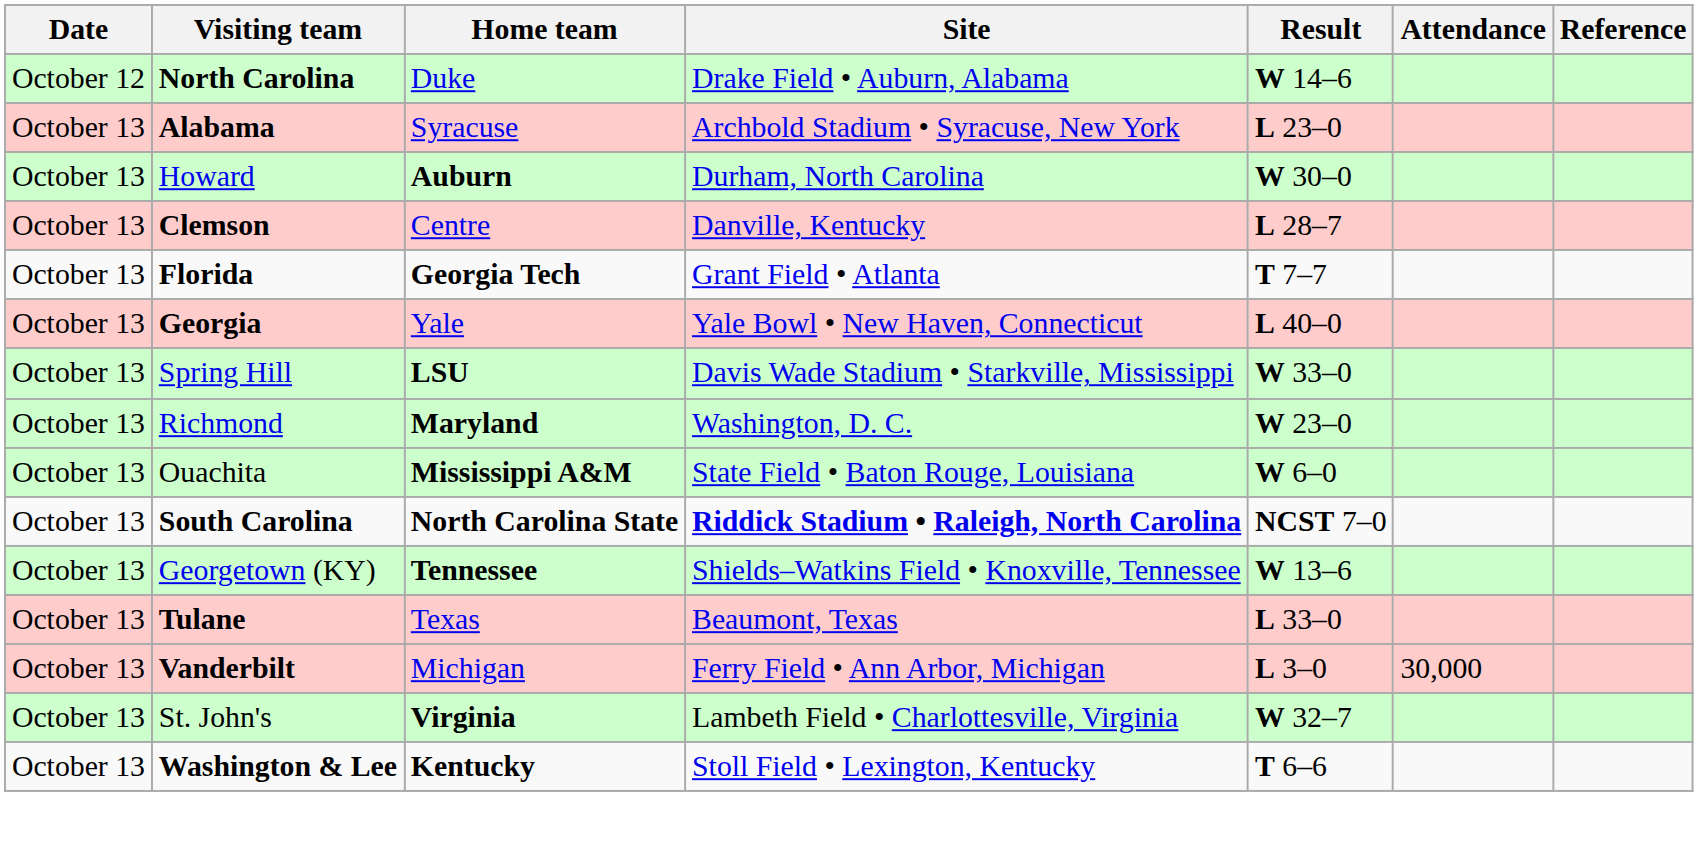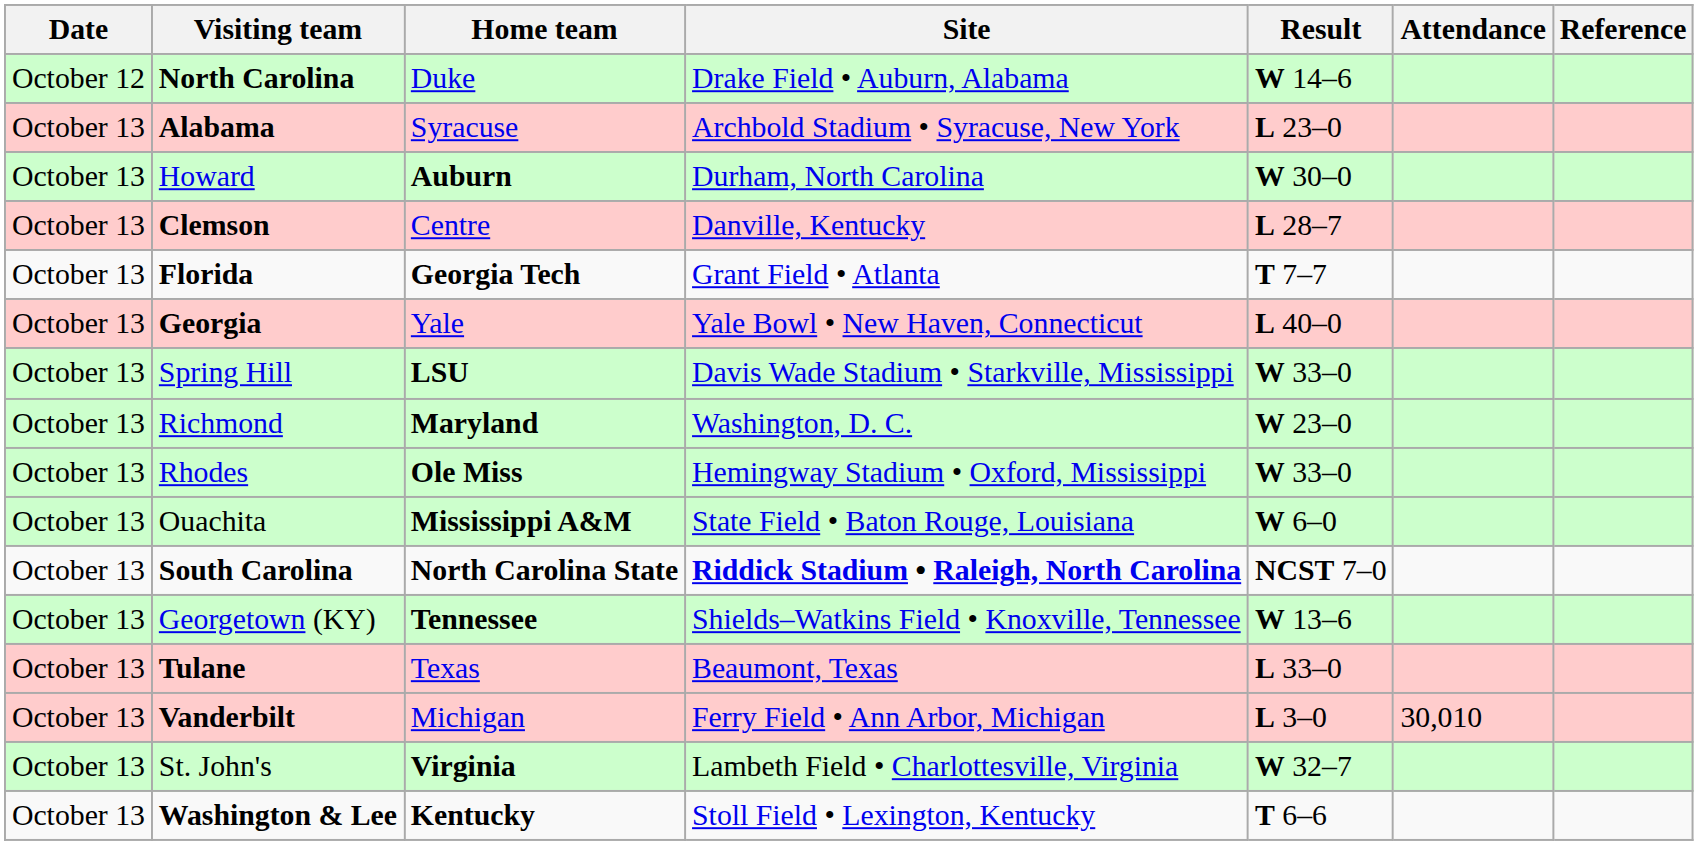+ row: (203, 471)
(1441, 667) 30,000 -> (1441, 716) 30,010
